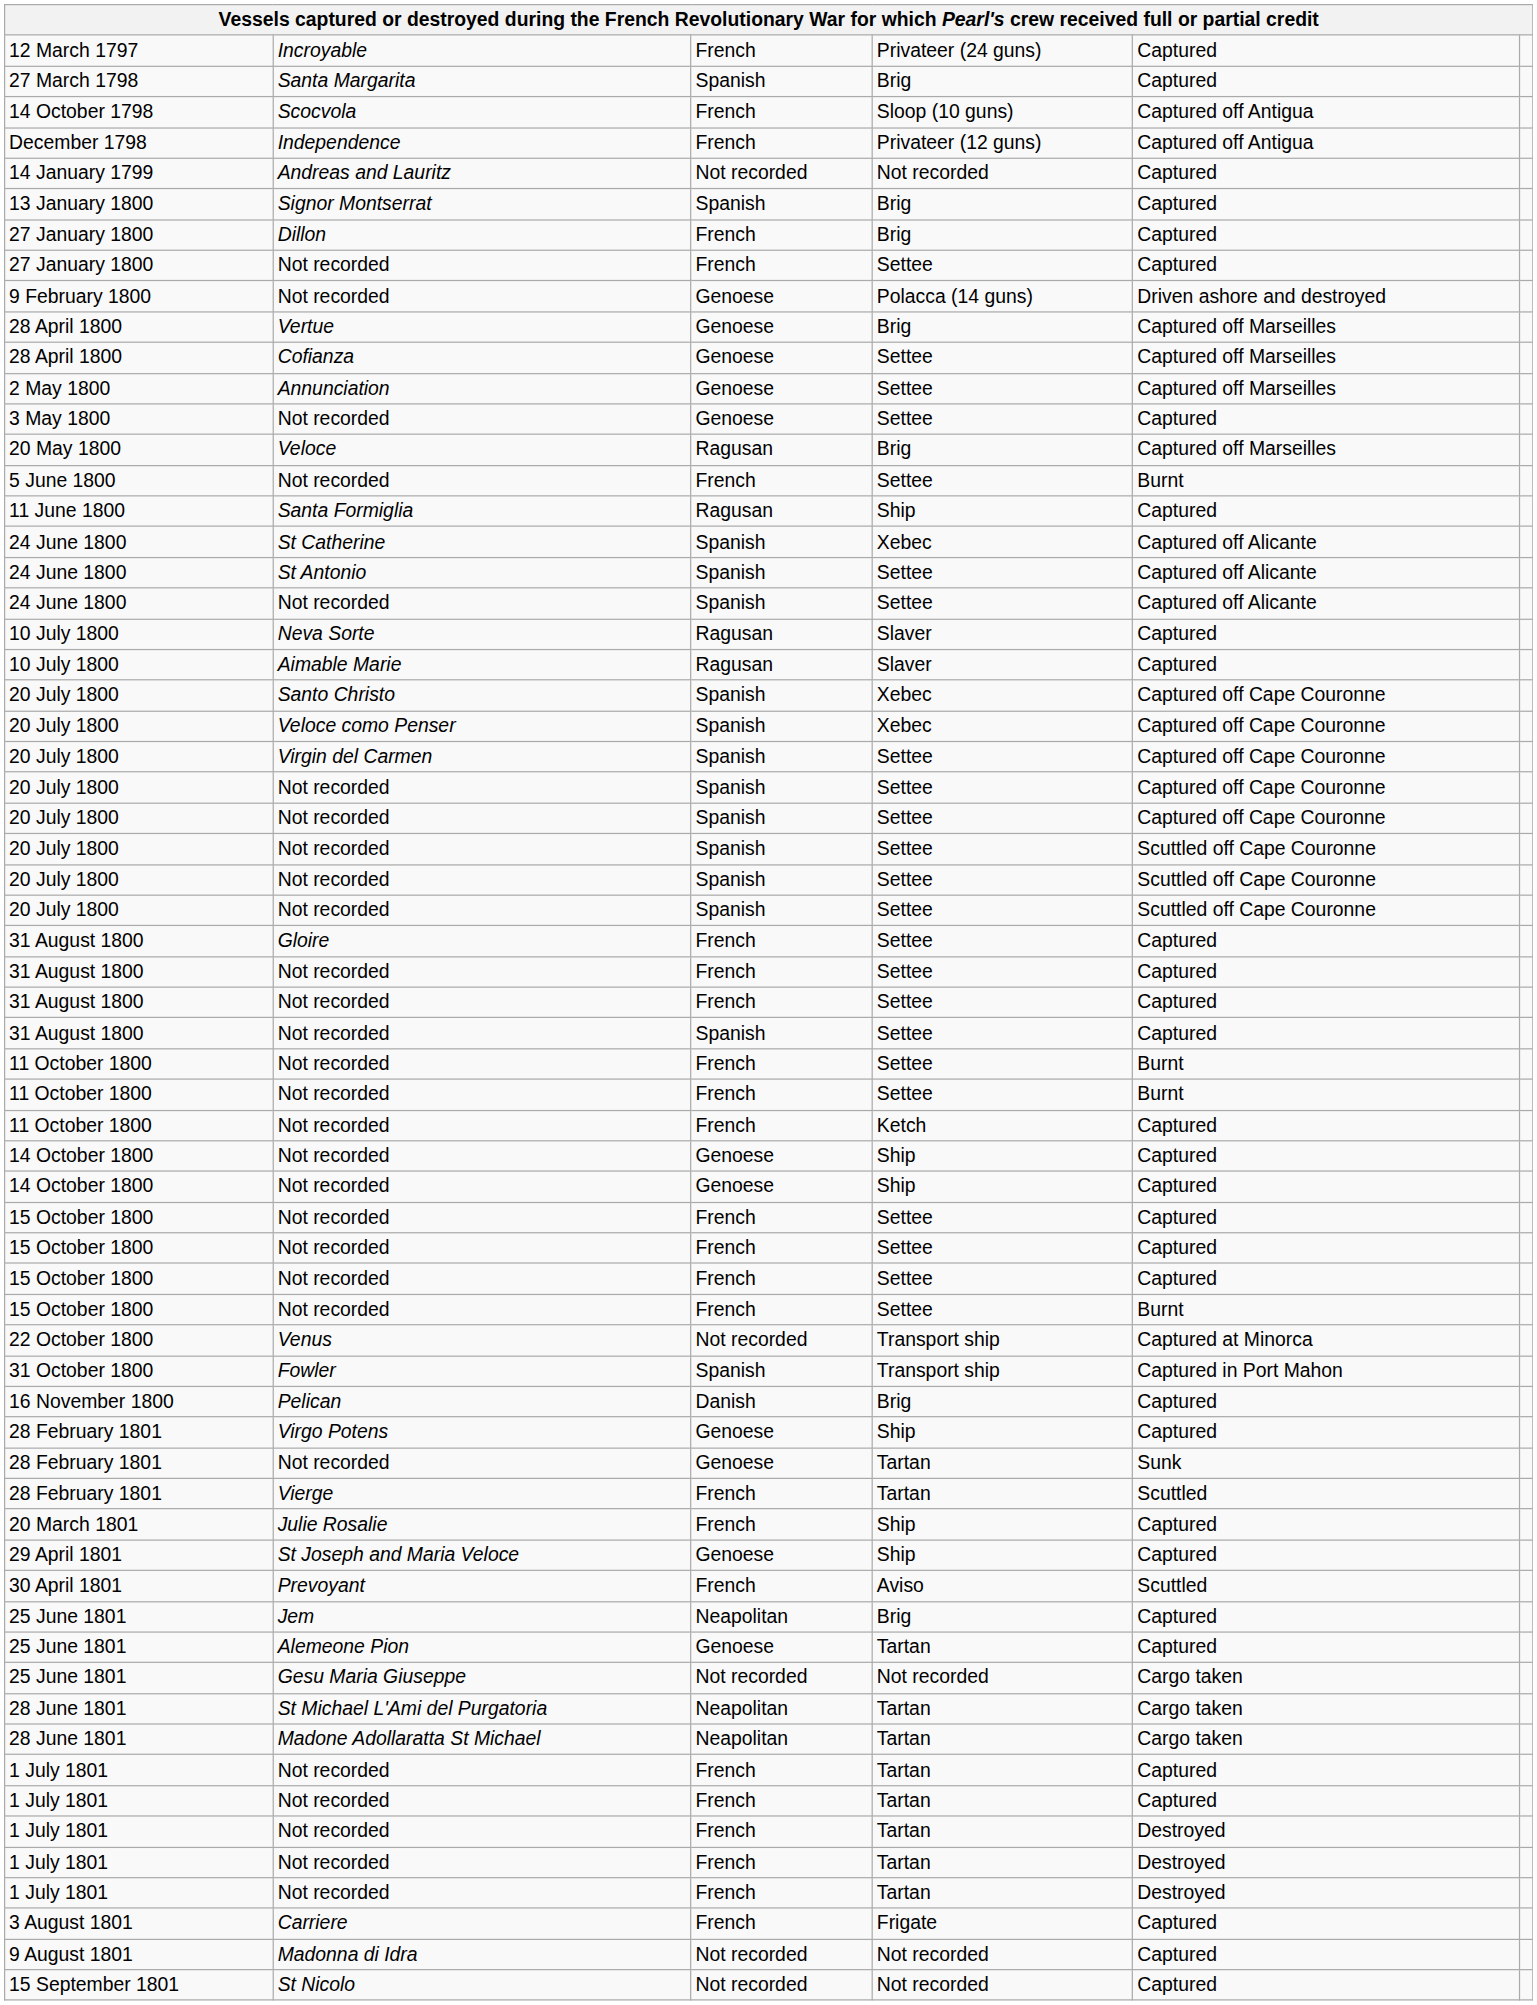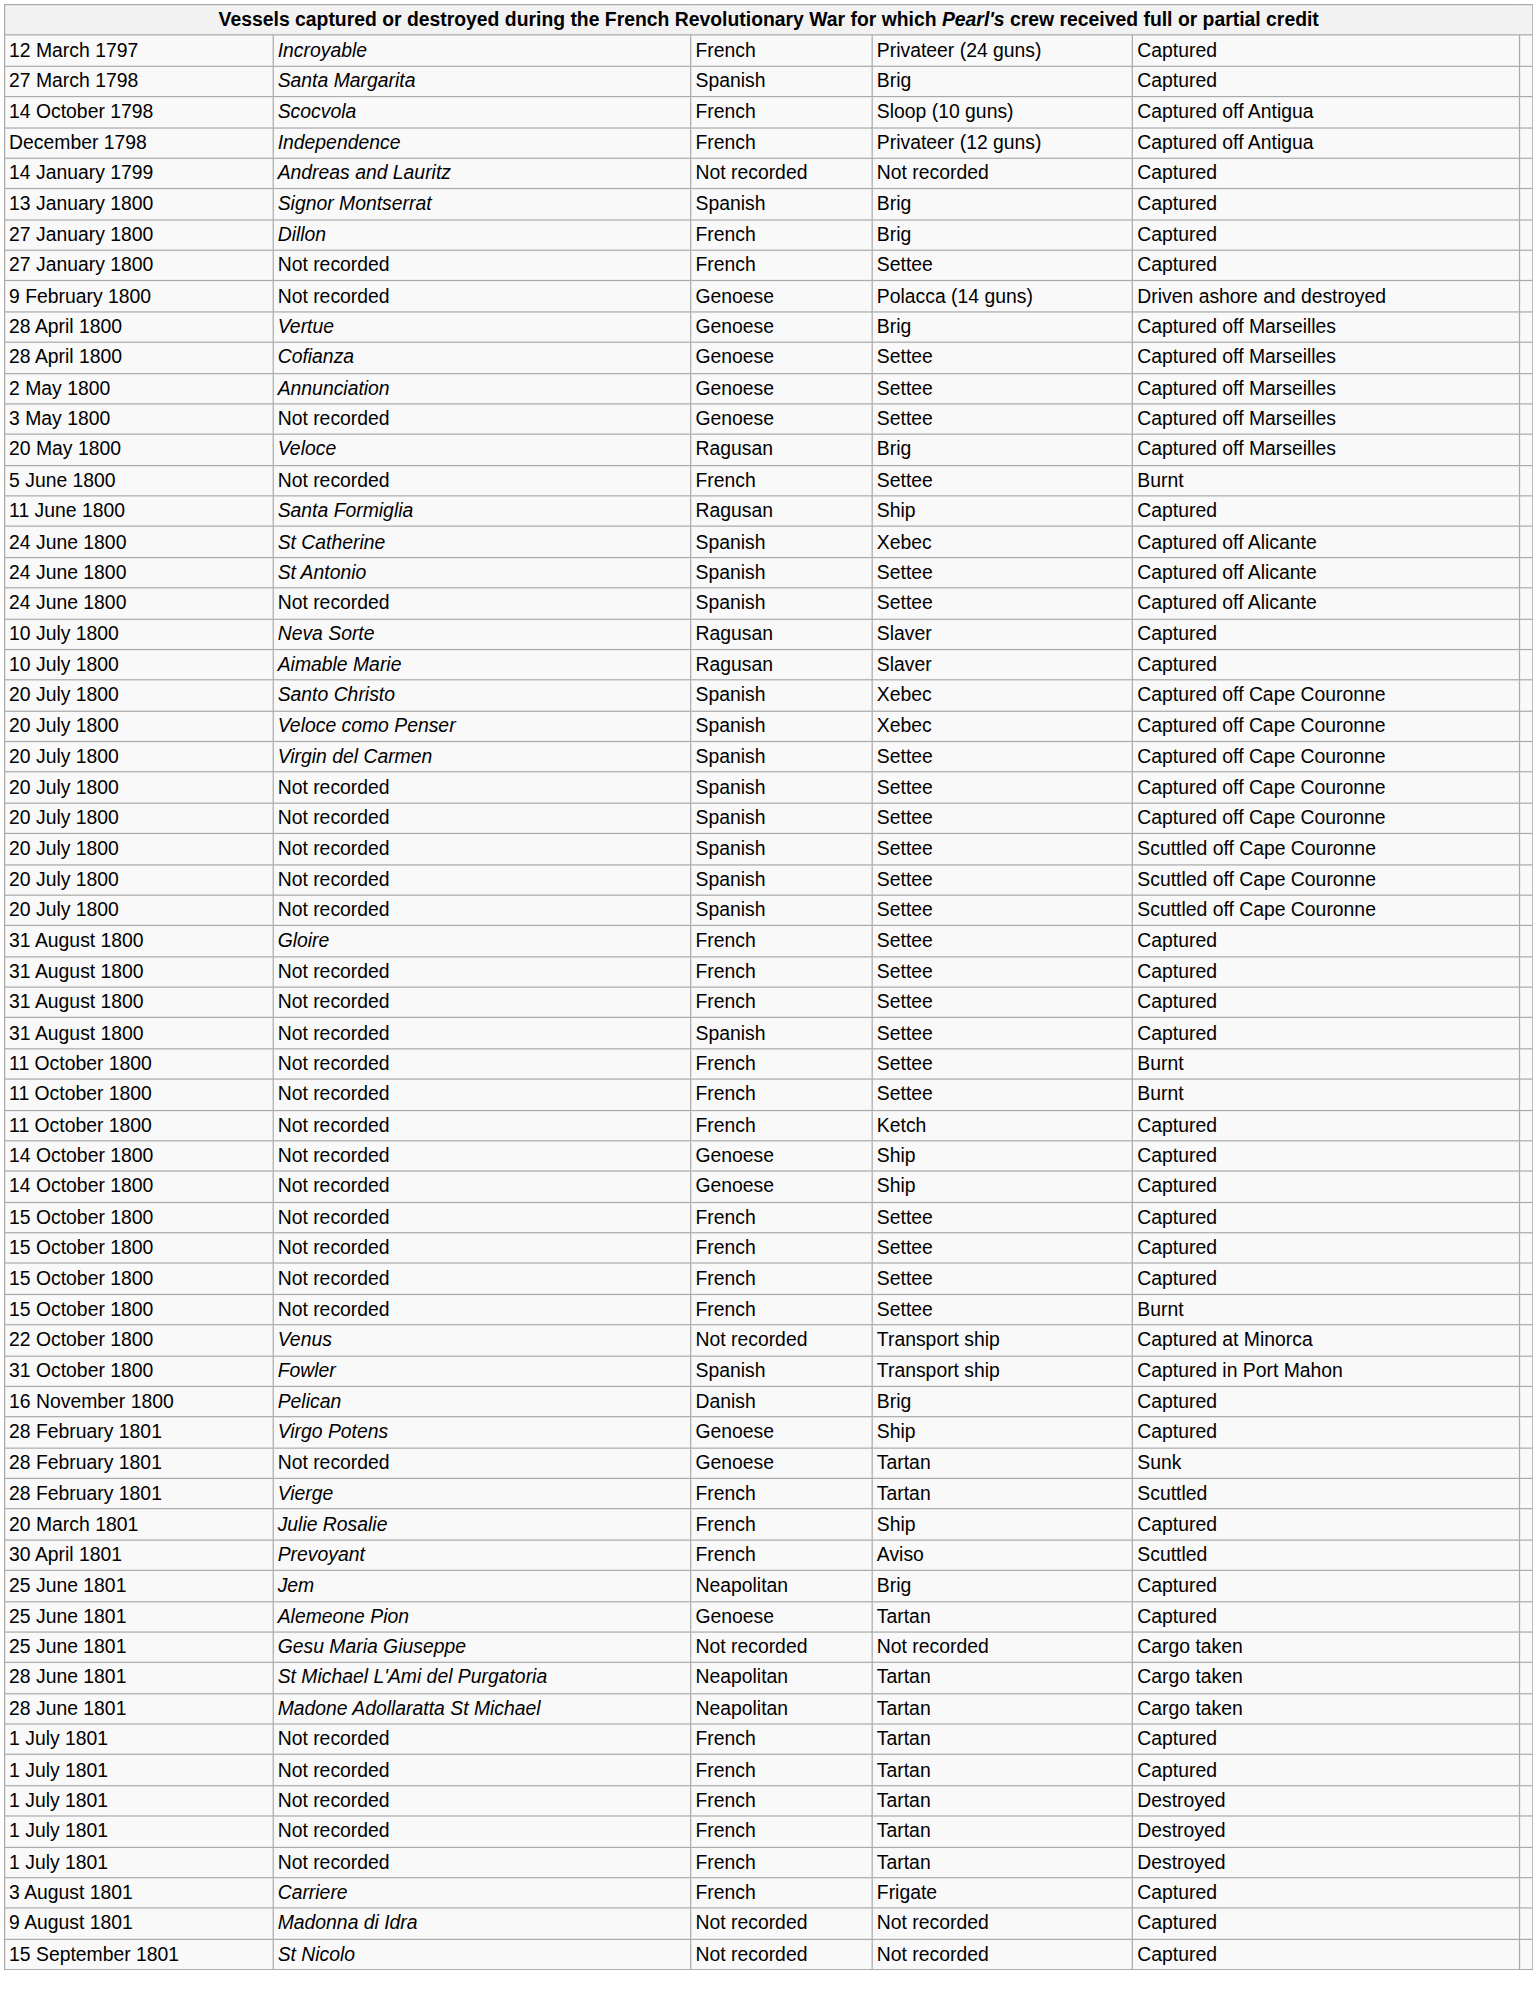(1177, 419) Captured -> (1237, 419) Captured off Marseilles
- row: (66, 1555)
